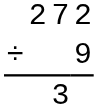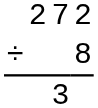(83, 55) 9 -> (83, 55) 8
